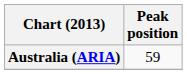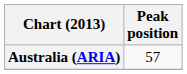(153, 57) 59 -> (153, 57) 57
